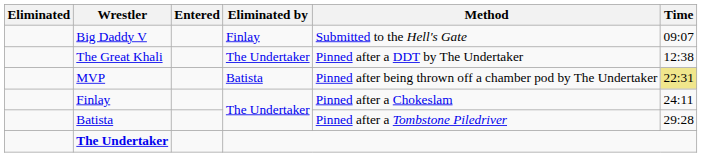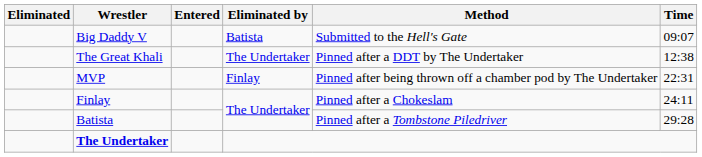(243, 36) Finlay -> (244, 36) Batista
(244, 78) Batista -> (243, 78) Finlay
(679, 78) khaki background -> (679, 78) no background
